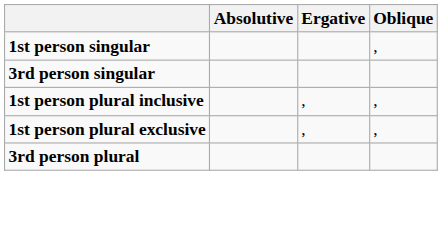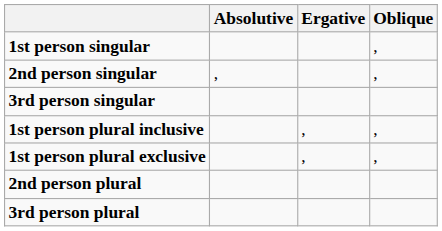+ row: (83, 73)
+ row: (75, 184)
